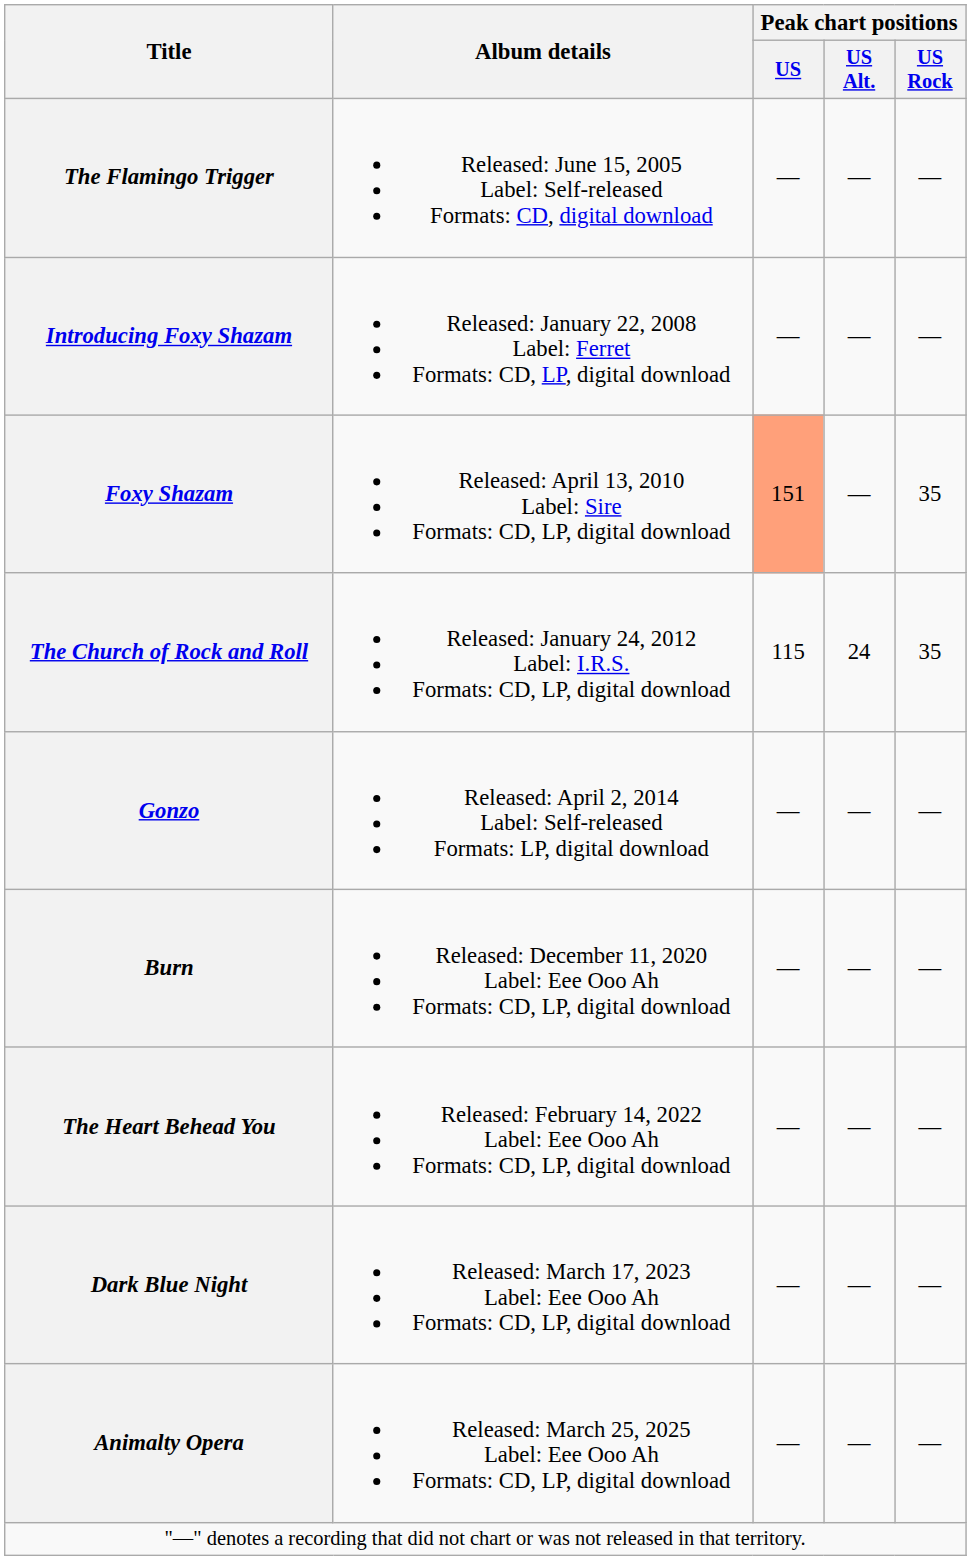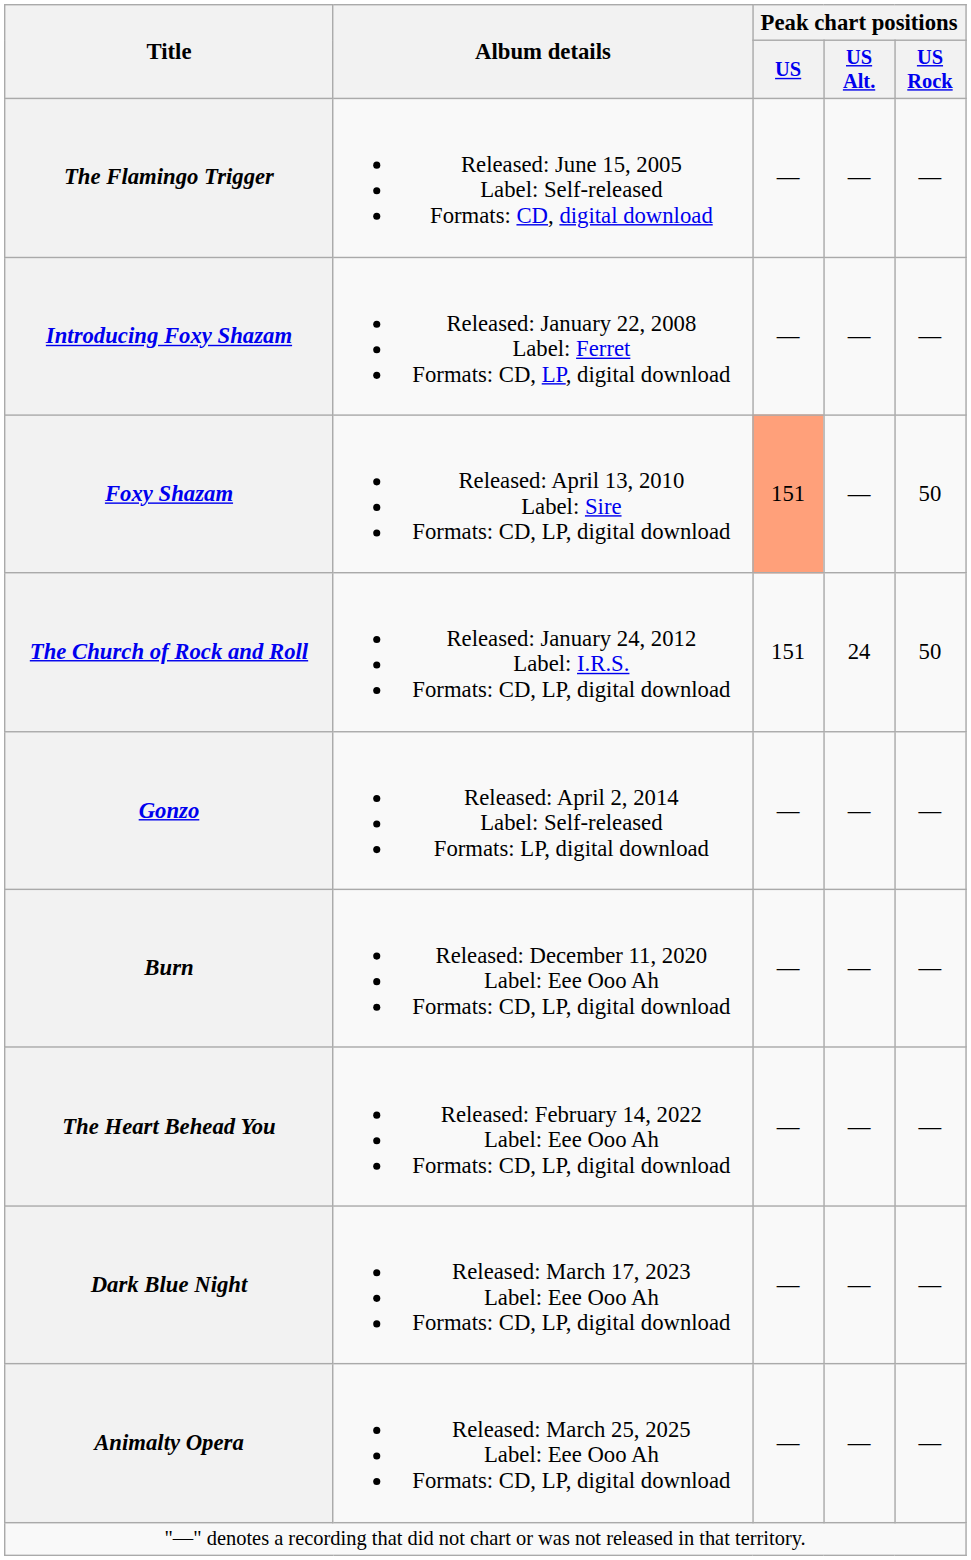(930, 493) 35 -> (930, 493) 50
(788, 651) 115 -> (788, 651) 151
(930, 651) 35 -> (930, 651) 50
